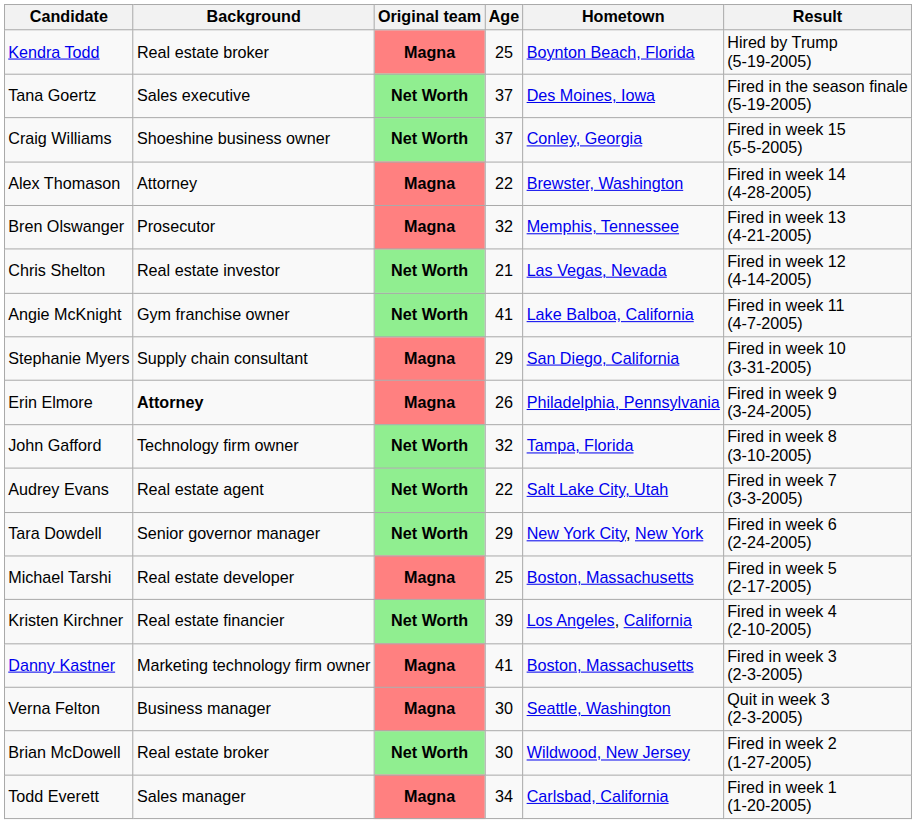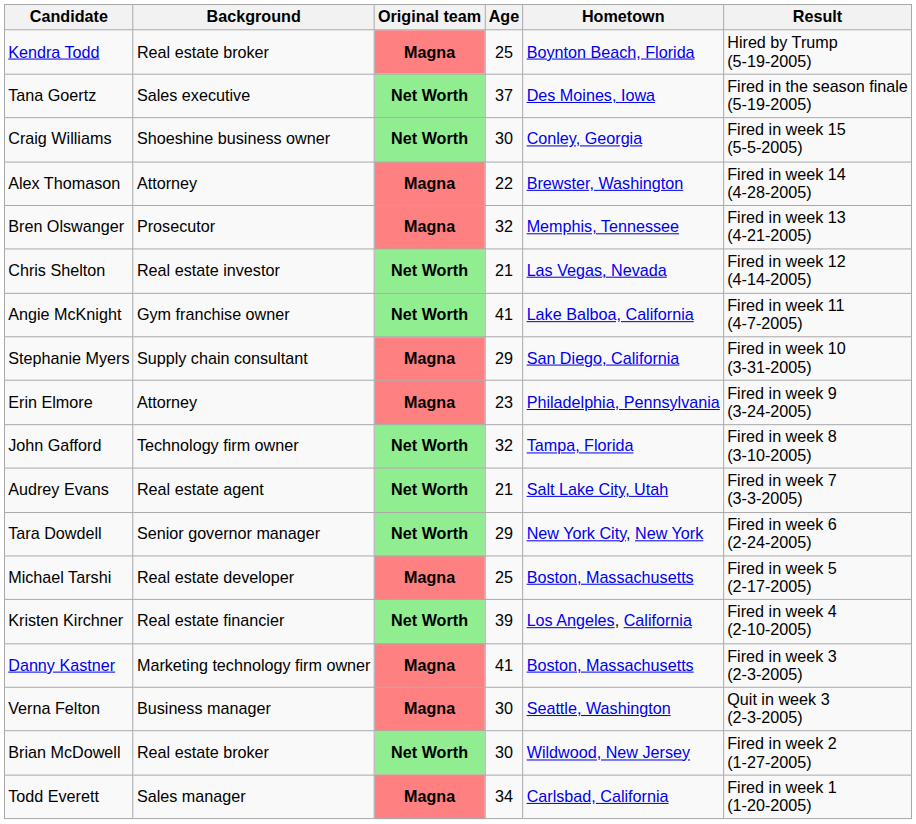(504, 139) 37 -> (504, 139) 30
(170, 402) bold -> (167, 402) normal
(504, 402) 26 -> (504, 402) 23
(504, 490) 22 -> (504, 490) 21
